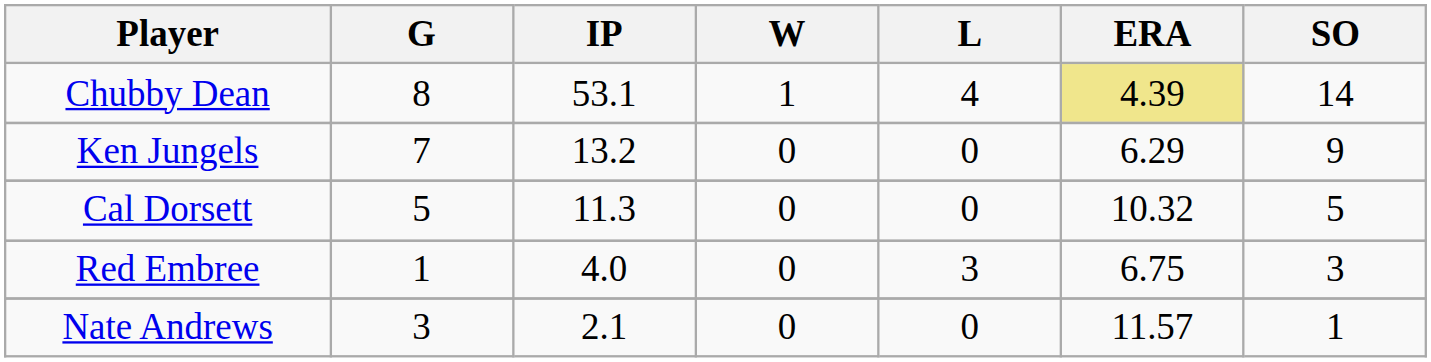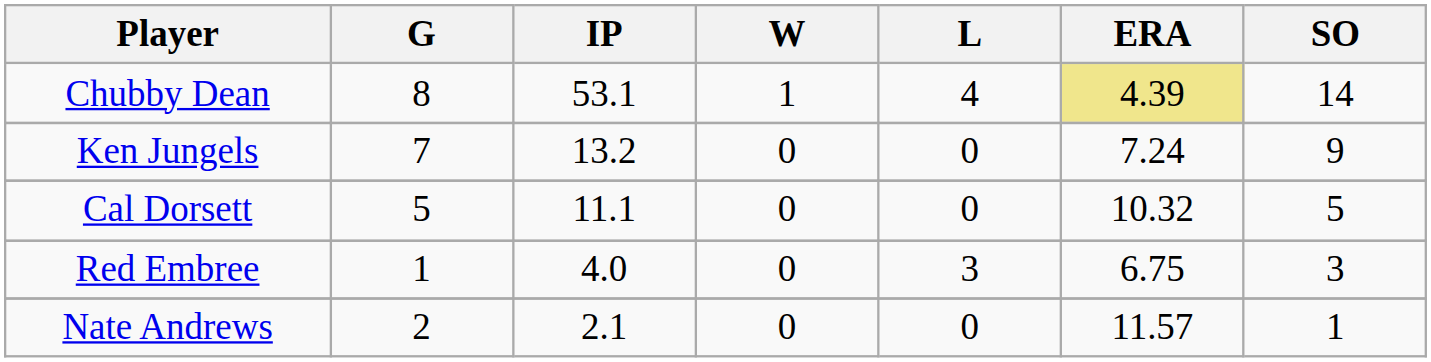(1152, 151) 6.29 -> (1152, 151) 7.24
(604, 209) 11.3 -> (604, 209) 11.1
(421, 326) 3 -> (421, 326) 2
